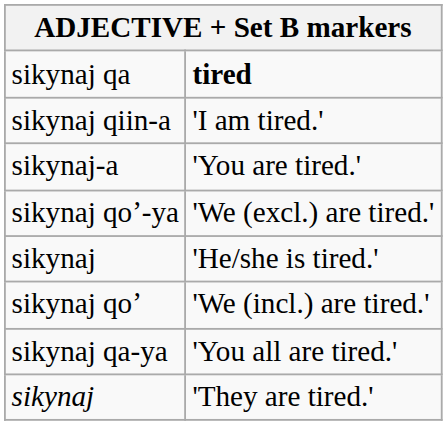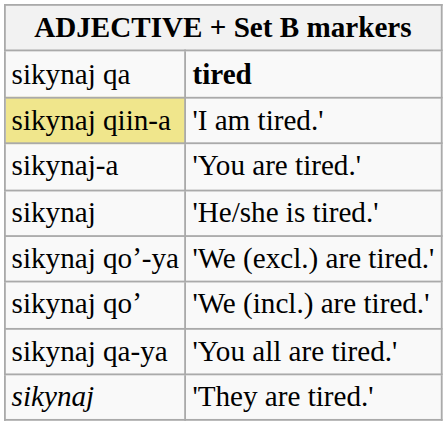(91, 119) no background -> (91, 119) khaki background
rows swapped: (285, 258) <-> (313, 212)
